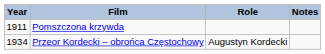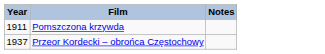- column: (248, 12)
(17, 42) 1934 -> (17, 42) 1937
